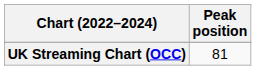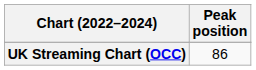(220, 53) 81 -> (220, 53) 86
